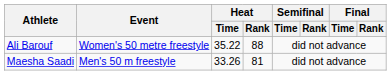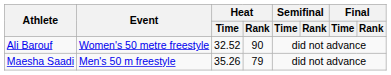(227, 45) 35.22 -> (227, 45) 32.52
(257, 45) 88 -> (257, 45) 90
(227, 62) 33.26 -> (227, 62) 35.26
(257, 62) 81 -> (257, 62) 79
